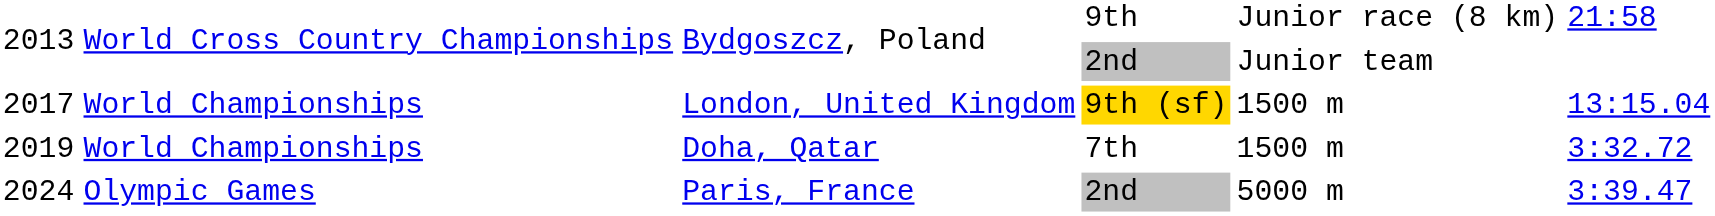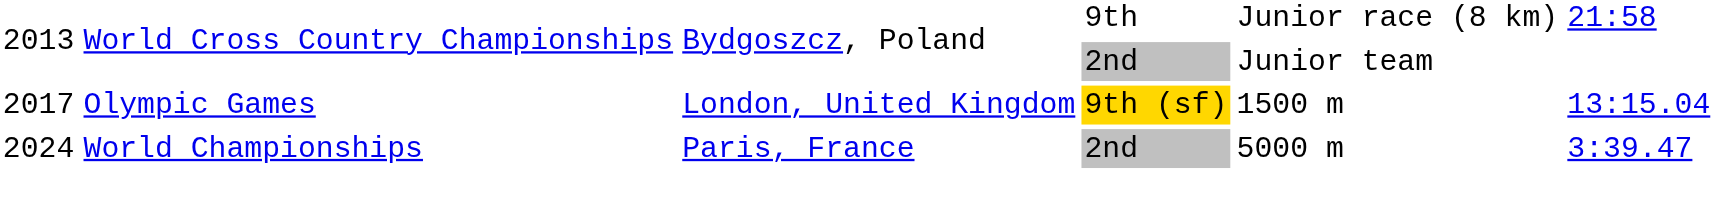(253, 105) World Championships -> (200, 105) Olympic Games
- row: (39, 149)
(200, 192) Olympic Games -> (253, 149) World Championships
